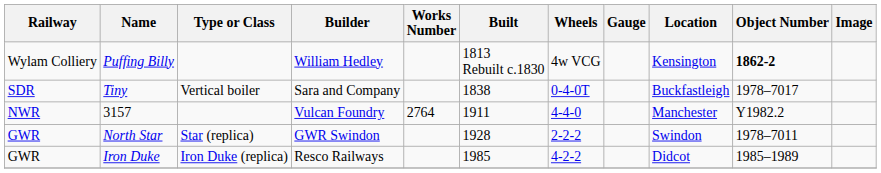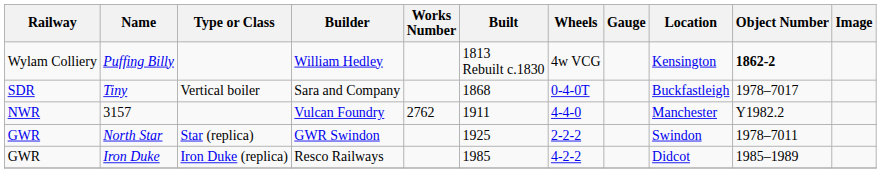(477, 91) 1838 -> (477, 91) 1868
(421, 113) 2764 -> (421, 113) 2762
(477, 135) 1928 -> (477, 135) 1925
